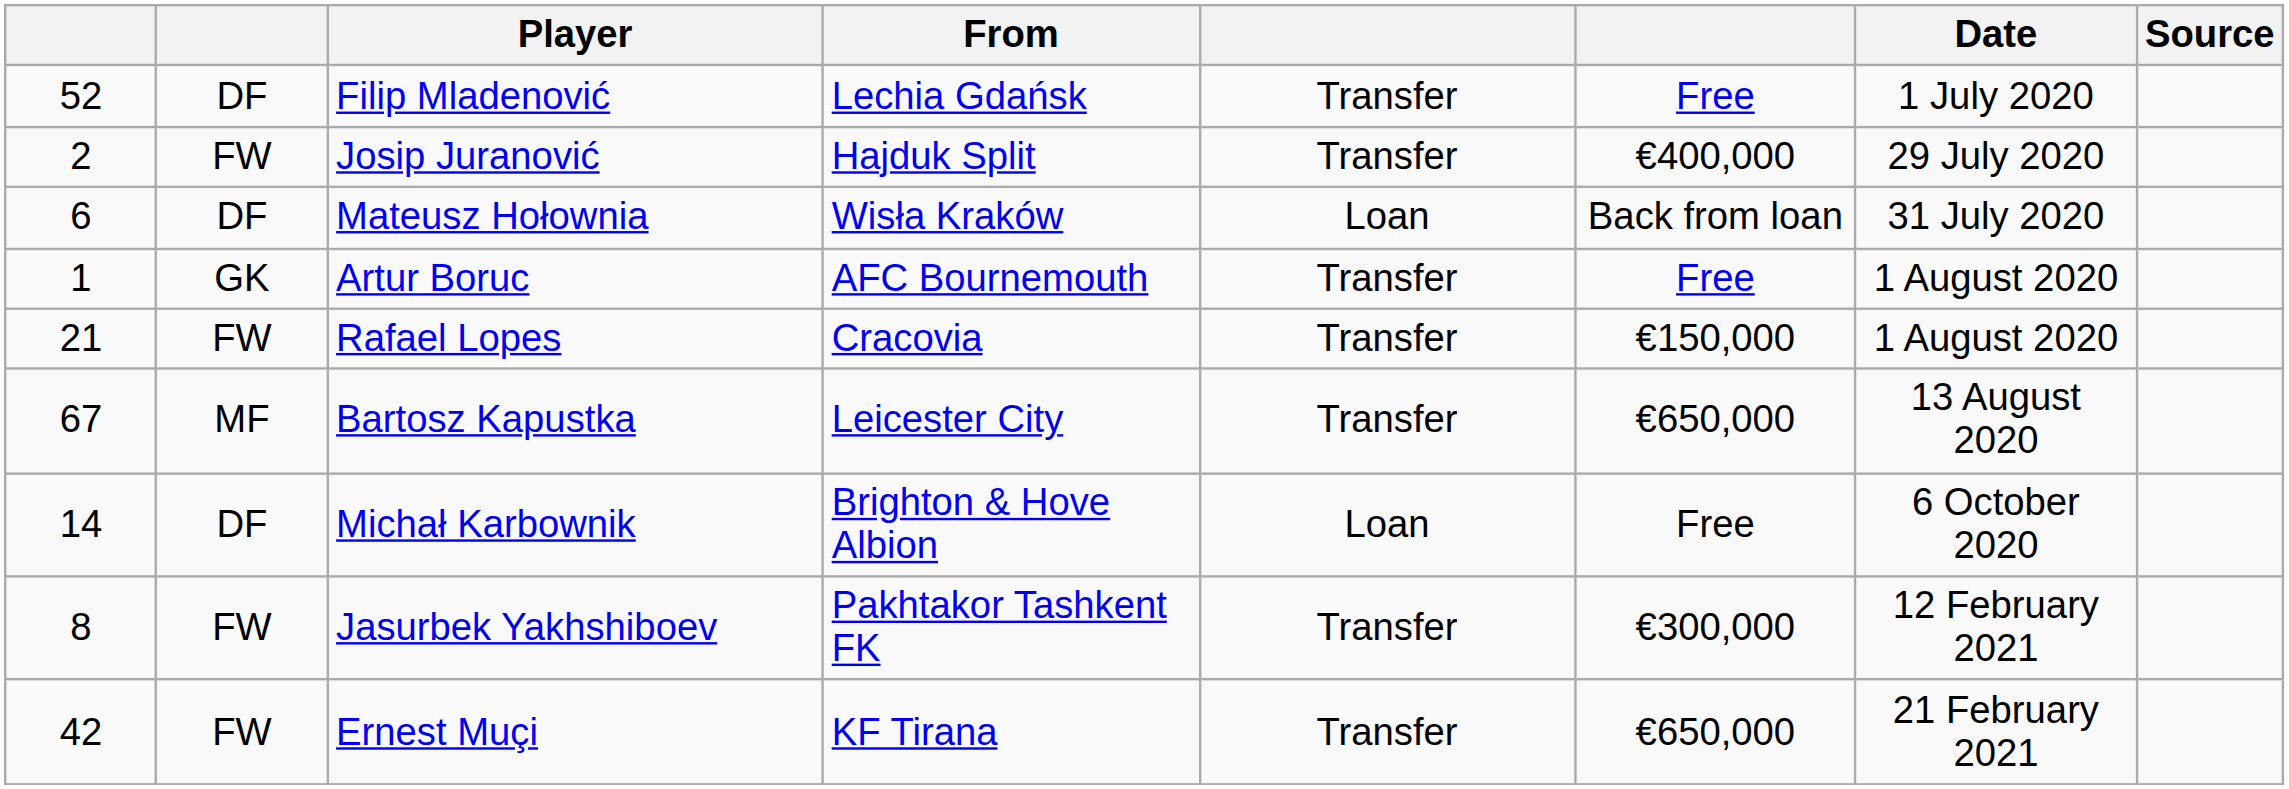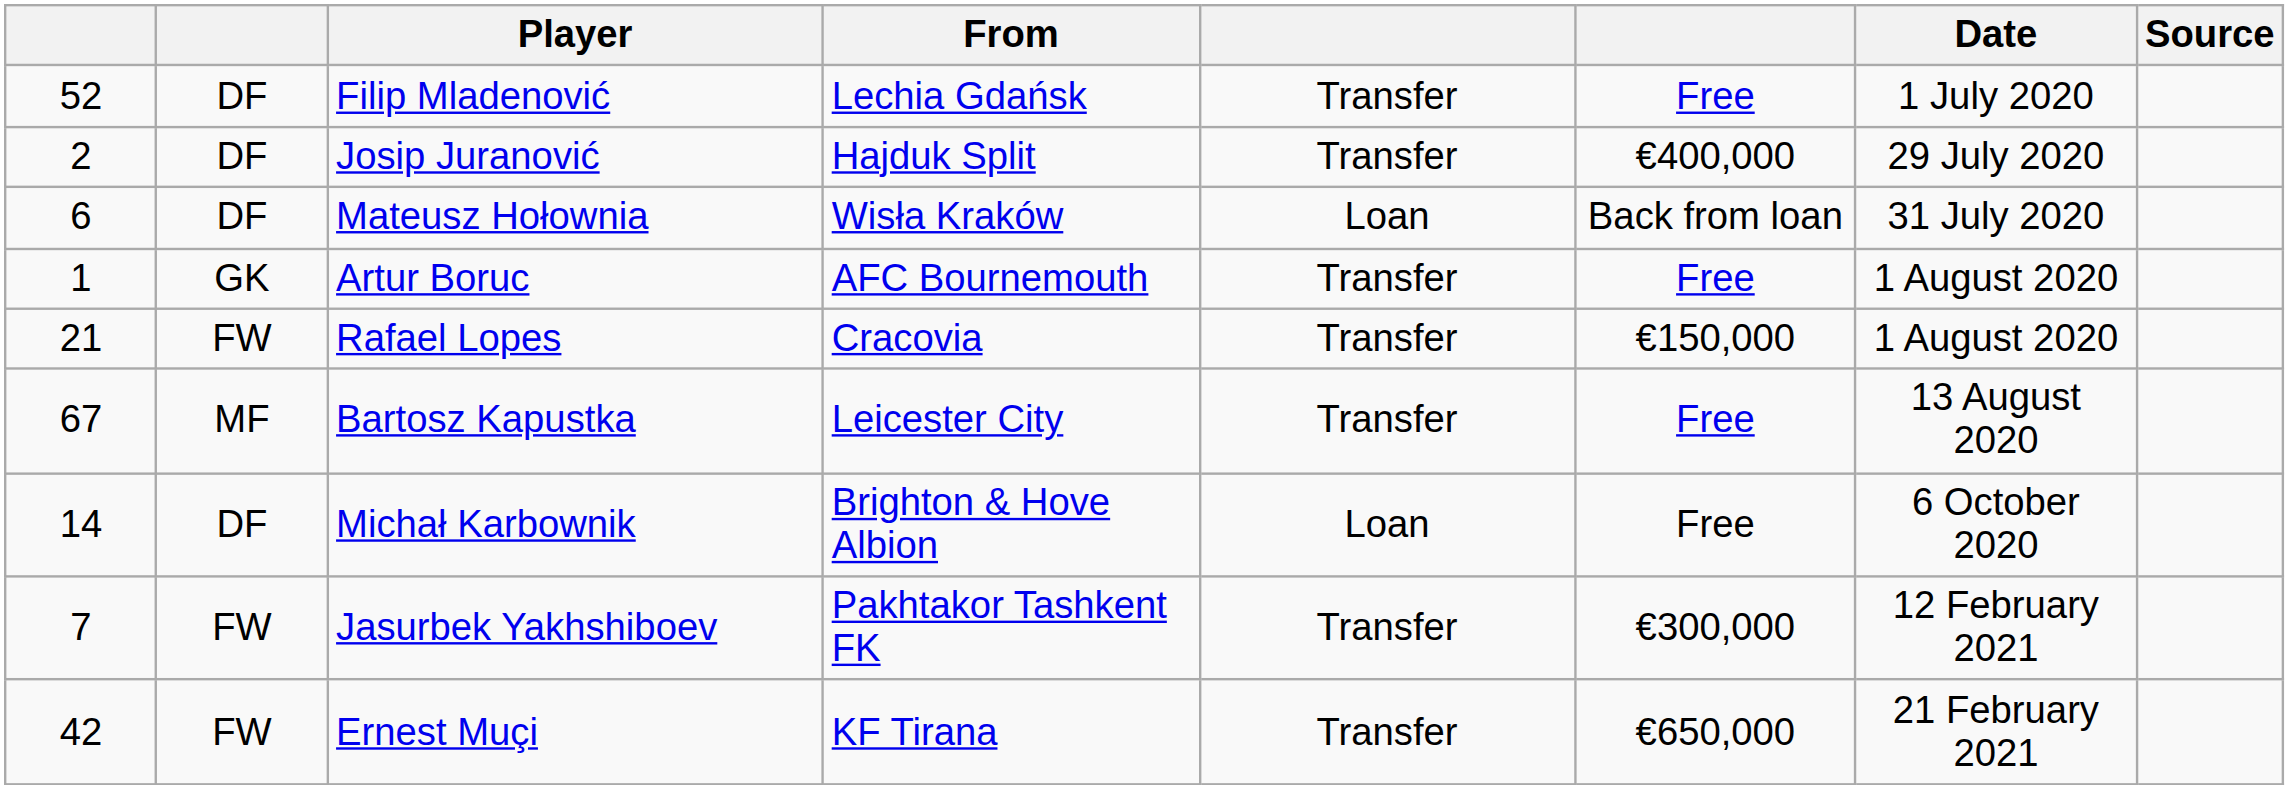(242, 156) FW -> (242, 156) DF
(1715, 420) €650,000 -> (1715, 420) Free
(81, 627) 8 -> (81, 627) 7
